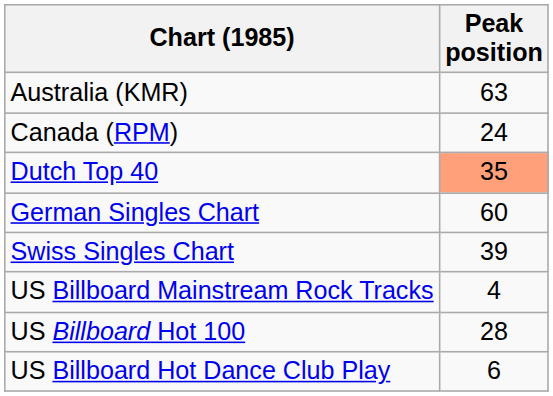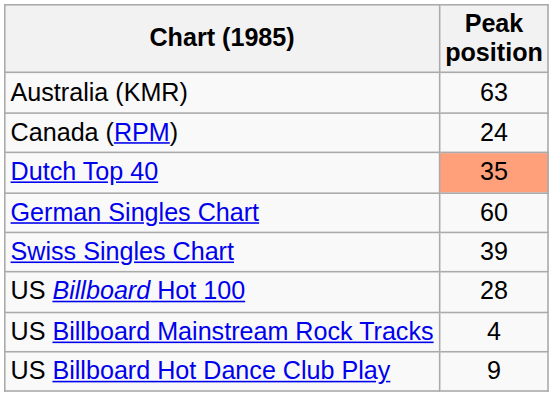rows swapped: (128, 331) <-> (222, 291)
(494, 371) 6 -> (494, 371) 9
